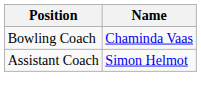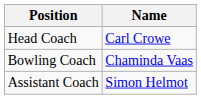+ row: (42, 37)
